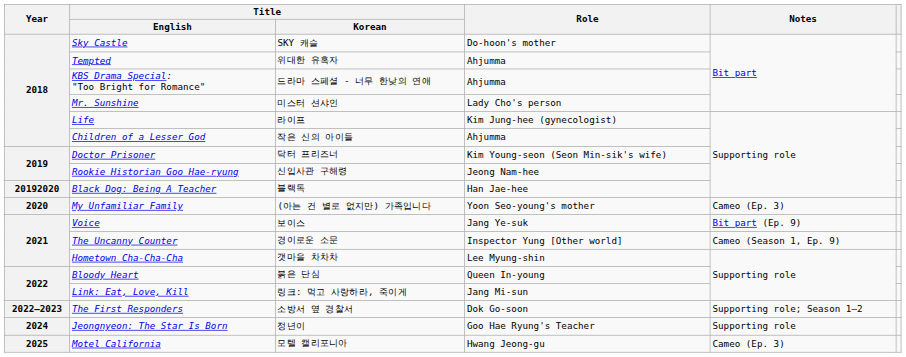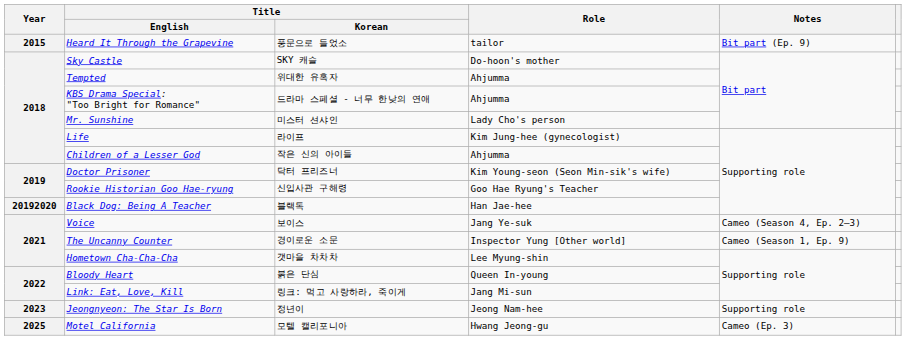+ row: (150, 43)
(503, 172) Jeong Nam-hee -> (534, 189) Goo Hae Ryung's Teacher
- row: (127, 206)
(757, 223) Bit part (Ep. 9) -> (791, 223) Cameo (Season 4, Ep. 2–3)
- row: (127, 309)
(37, 326) 2024 -> (34, 309) 2023
(531, 326) Goo Hae Ryung's Teacher -> (507, 309) Jeong Nam-hee
